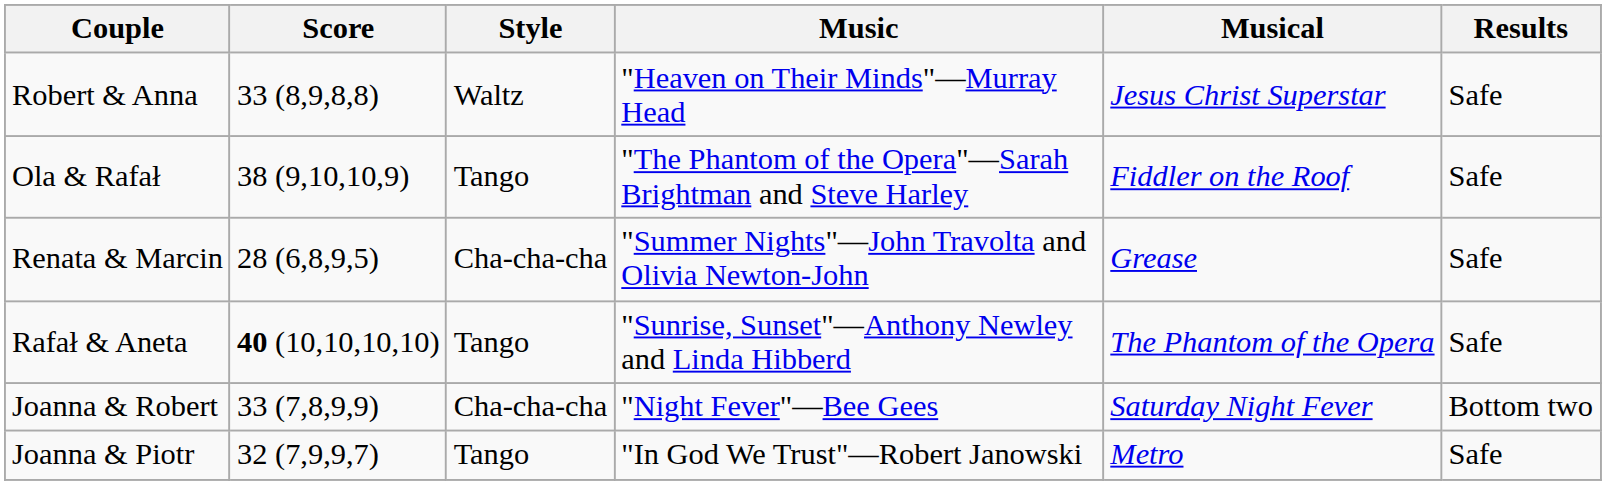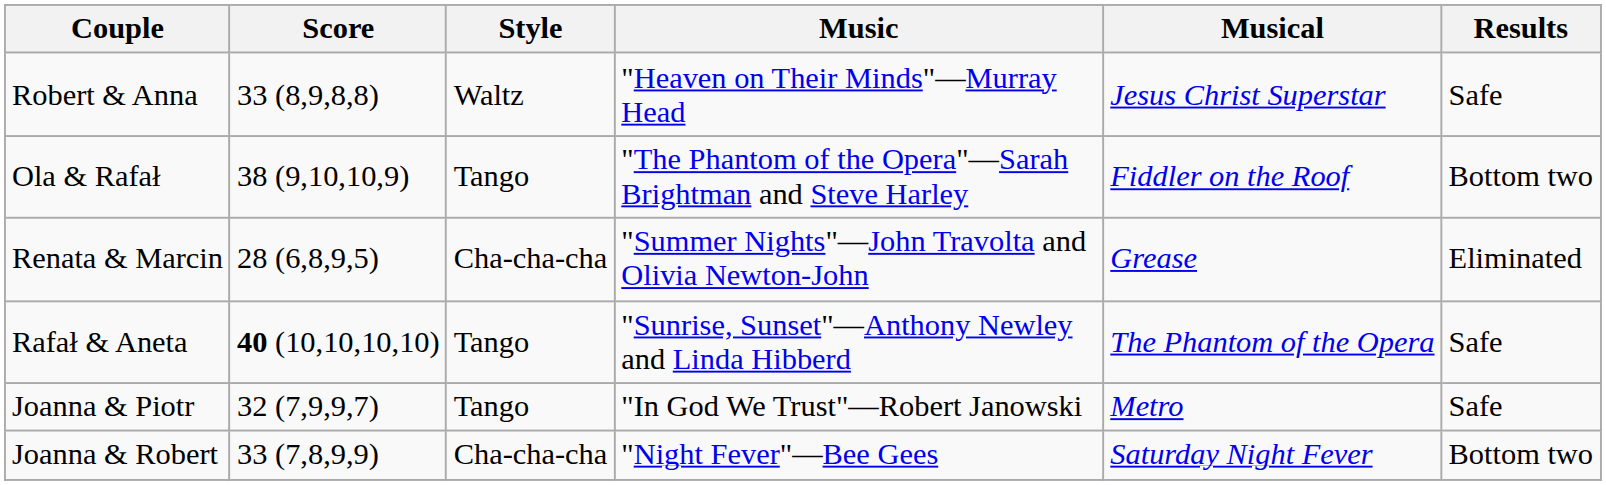(1476, 176) Safe -> (1521, 176) Bottom two
(1476, 258) Safe -> (1515, 258) Eliminated
rows swapped: (115, 406) <-> (103, 454)
